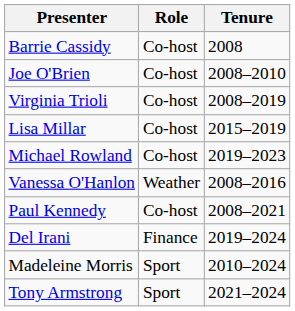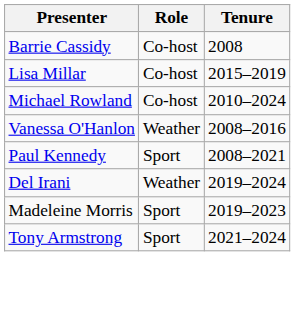- row: (49, 73)
- row: (58, 100)
(247, 155) 2019–2023 -> (247, 100) 2010–2024
(170, 210) Co-host -> (162, 155) Sport
(170, 237) Finance -> (172, 182) Weather
(247, 264) 2010–2024 -> (247, 210) 2019–2023
